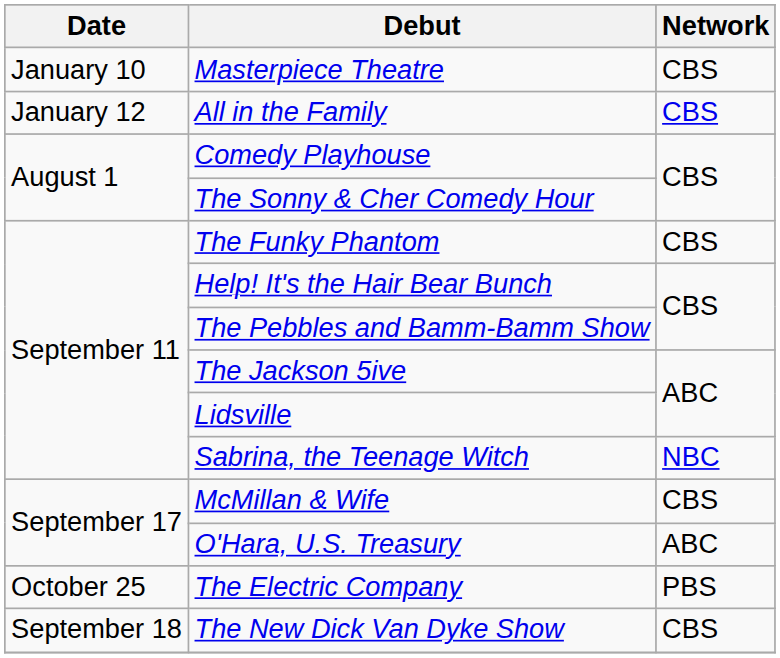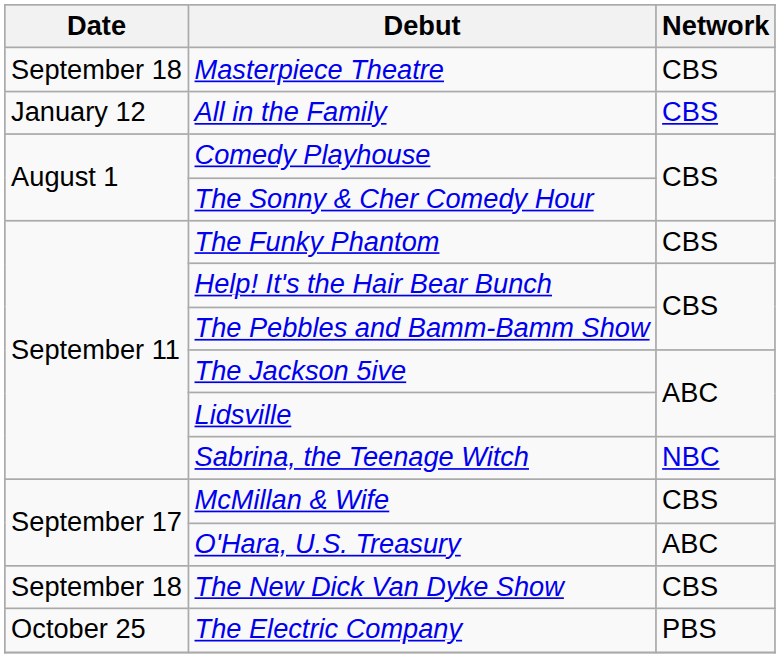(78, 69) January 10 -> (97, 69) September 18
rows swapped: (379, 629) <-> (328, 586)
